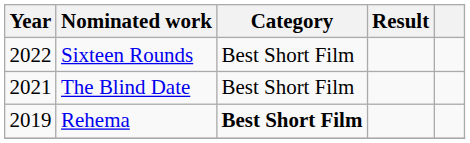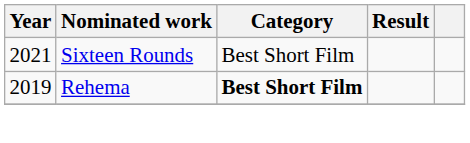(30, 54) 2022 -> (30, 54) 2021
- row: (126, 87)
